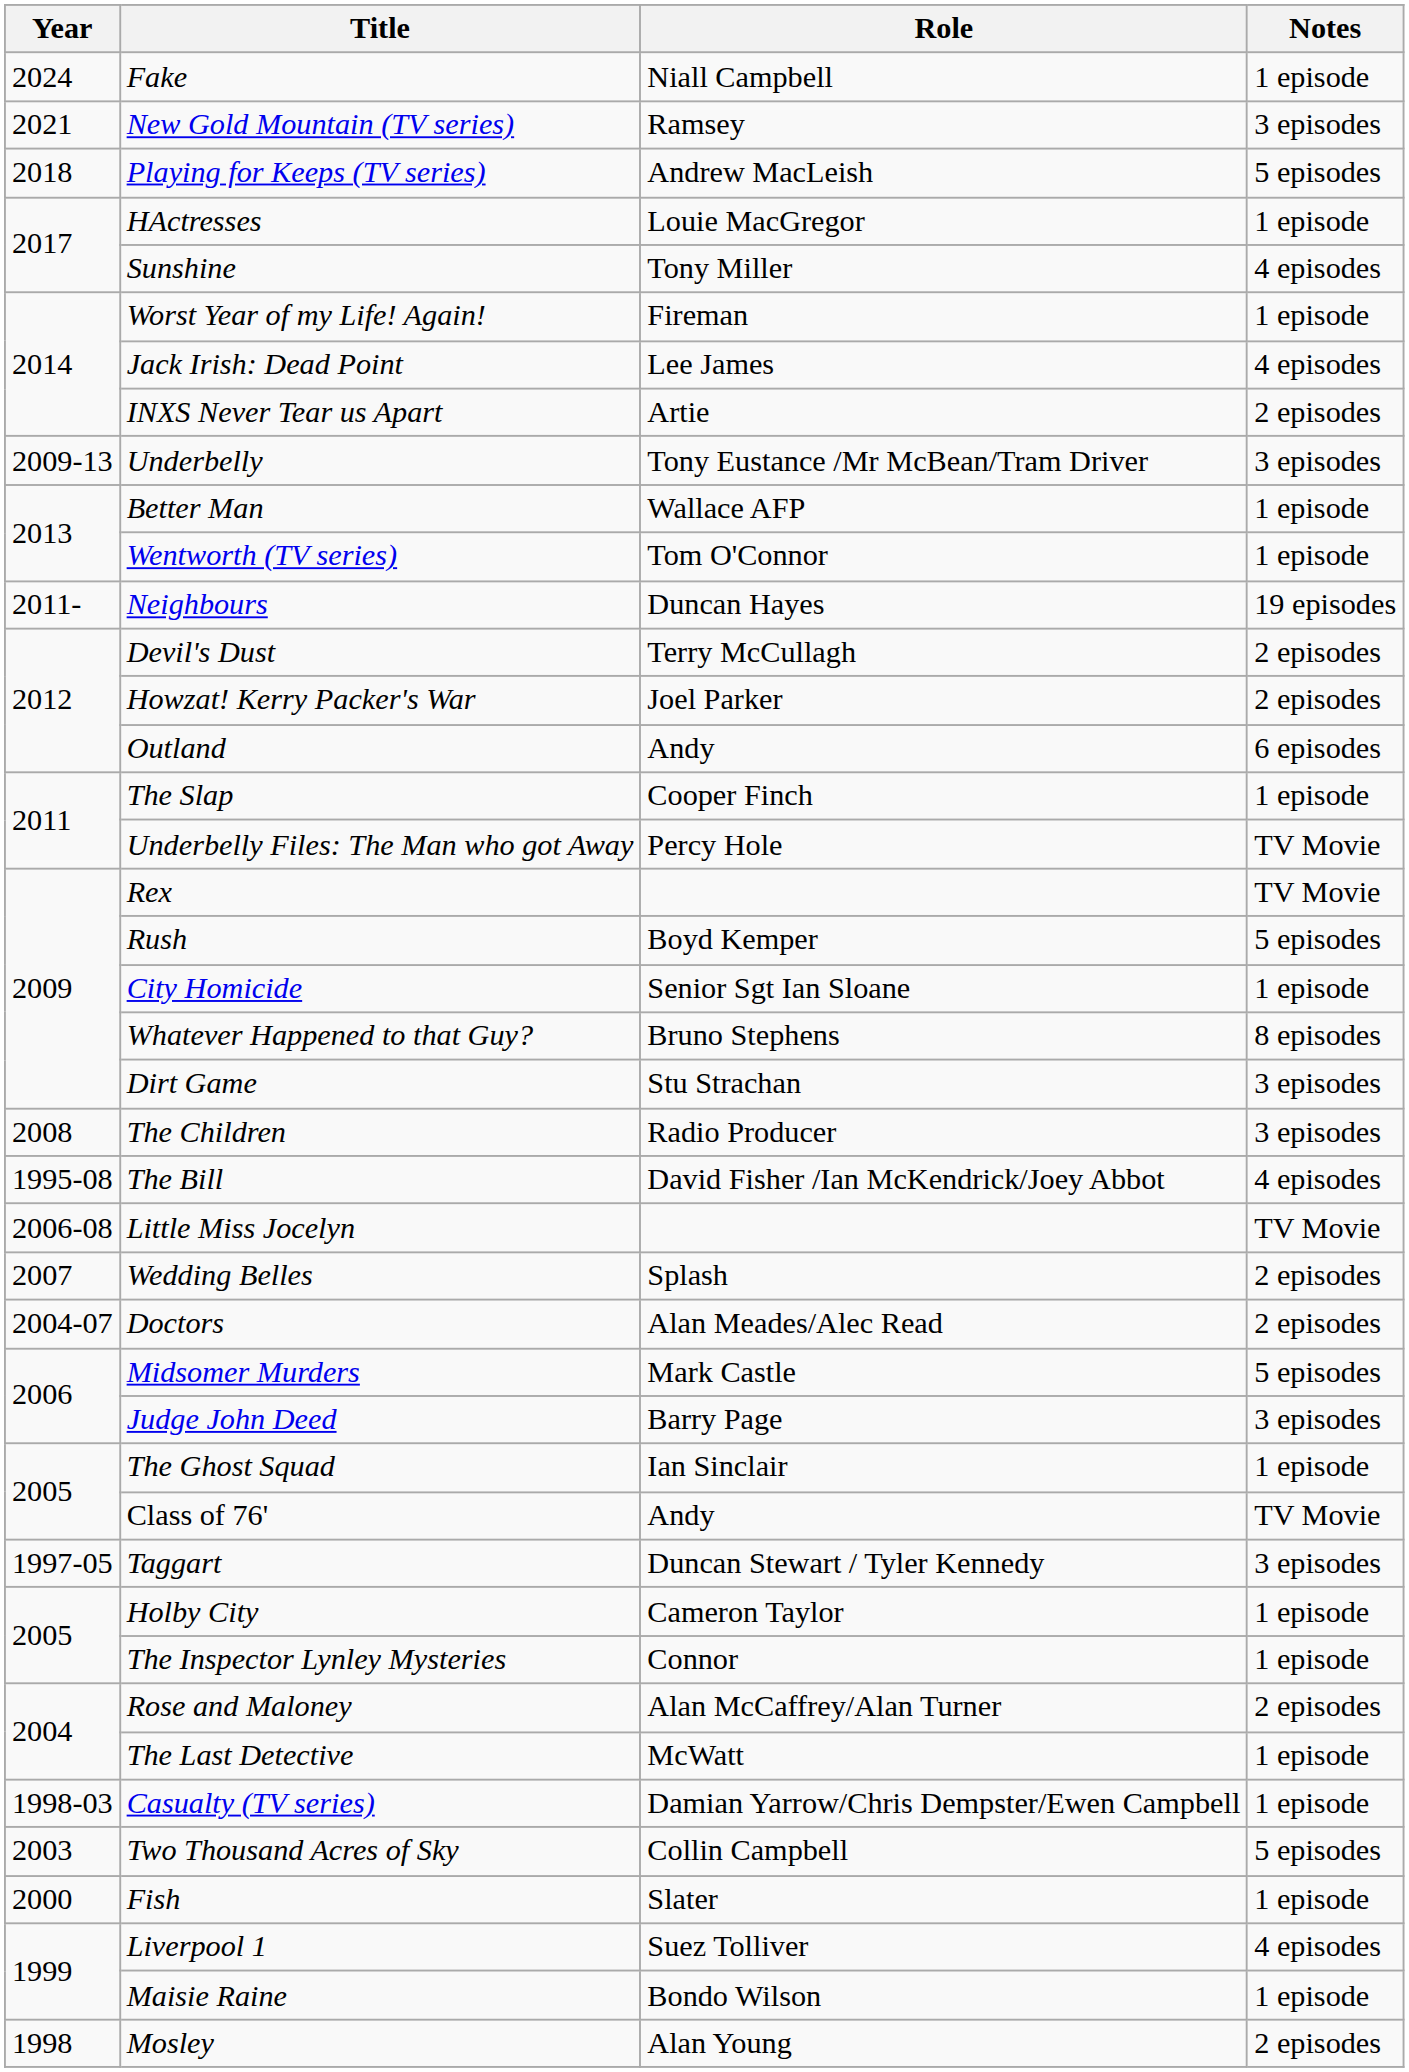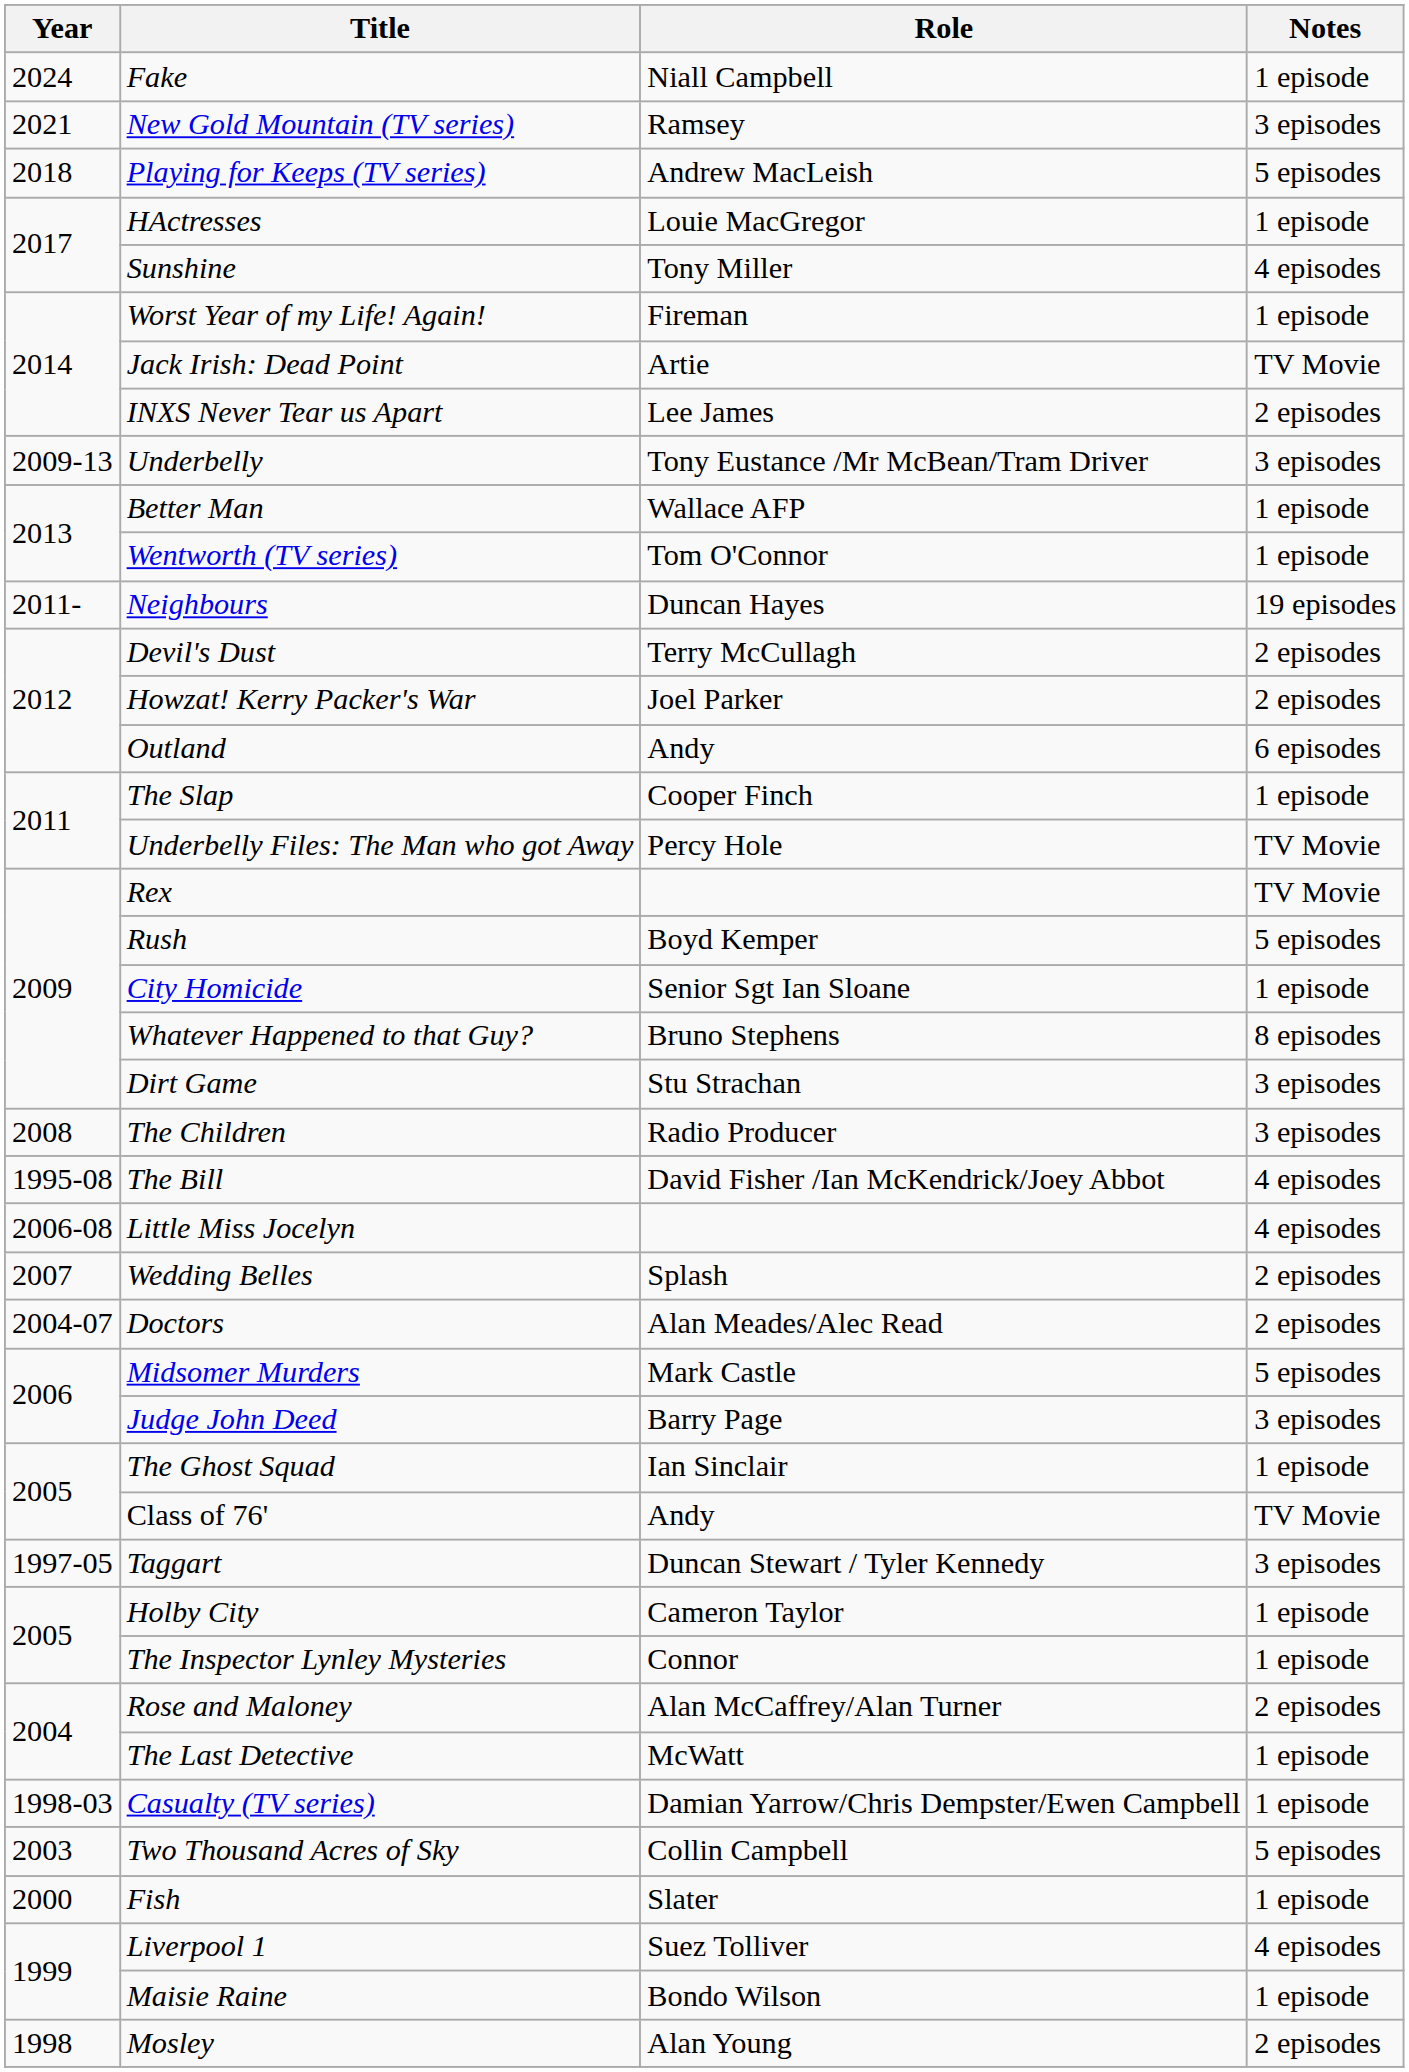(711, 364) Lee James -> (678, 364) Artie
(1318, 364) 4 episodes -> (1317, 364) TV Movie
(678, 412) Artie -> (711, 412) Lee James
(1317, 1227) TV Movie -> (1318, 1227) 4 episodes
